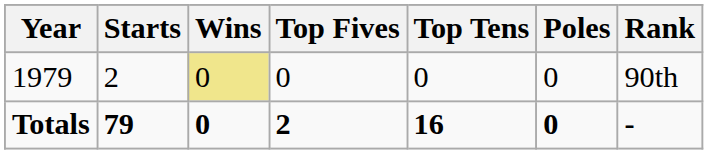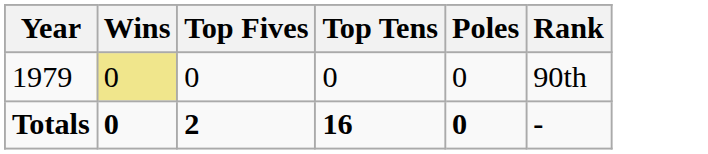- column: (142, 28)
